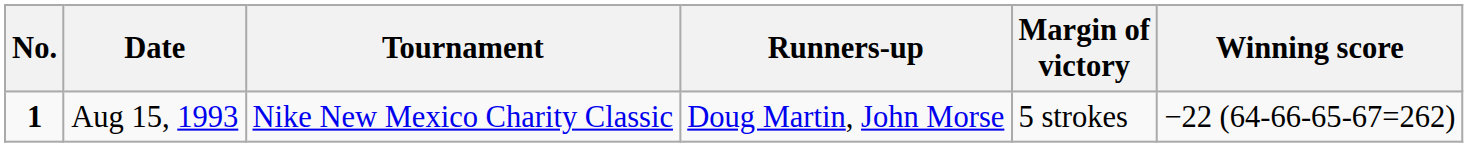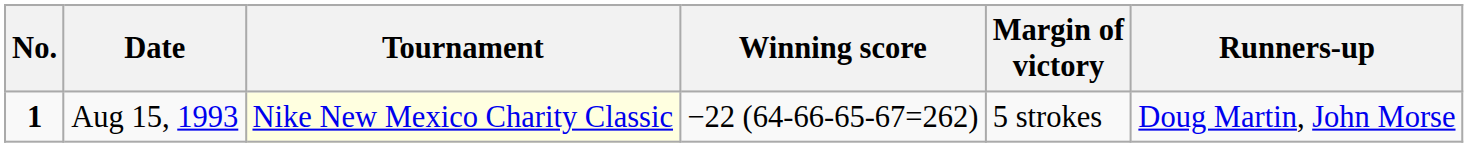columns swapped: (1310, 47) <-> (846, 47)
(463, 116) no background -> (463, 116) lightyellow background
